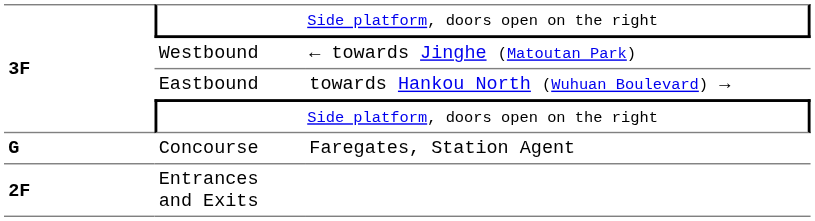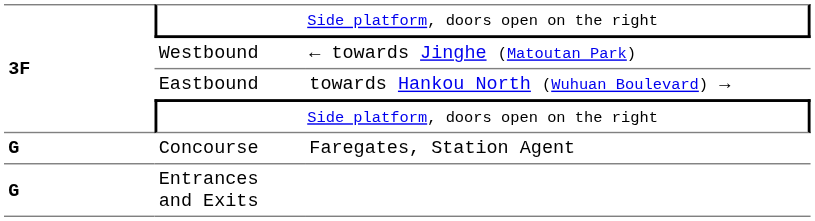(19, 190) 2F -> (14, 190) G
